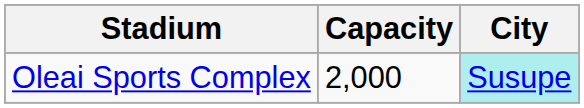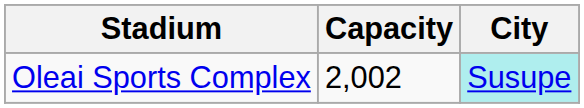(363, 77) 2,000 -> (363, 77) 2,002
